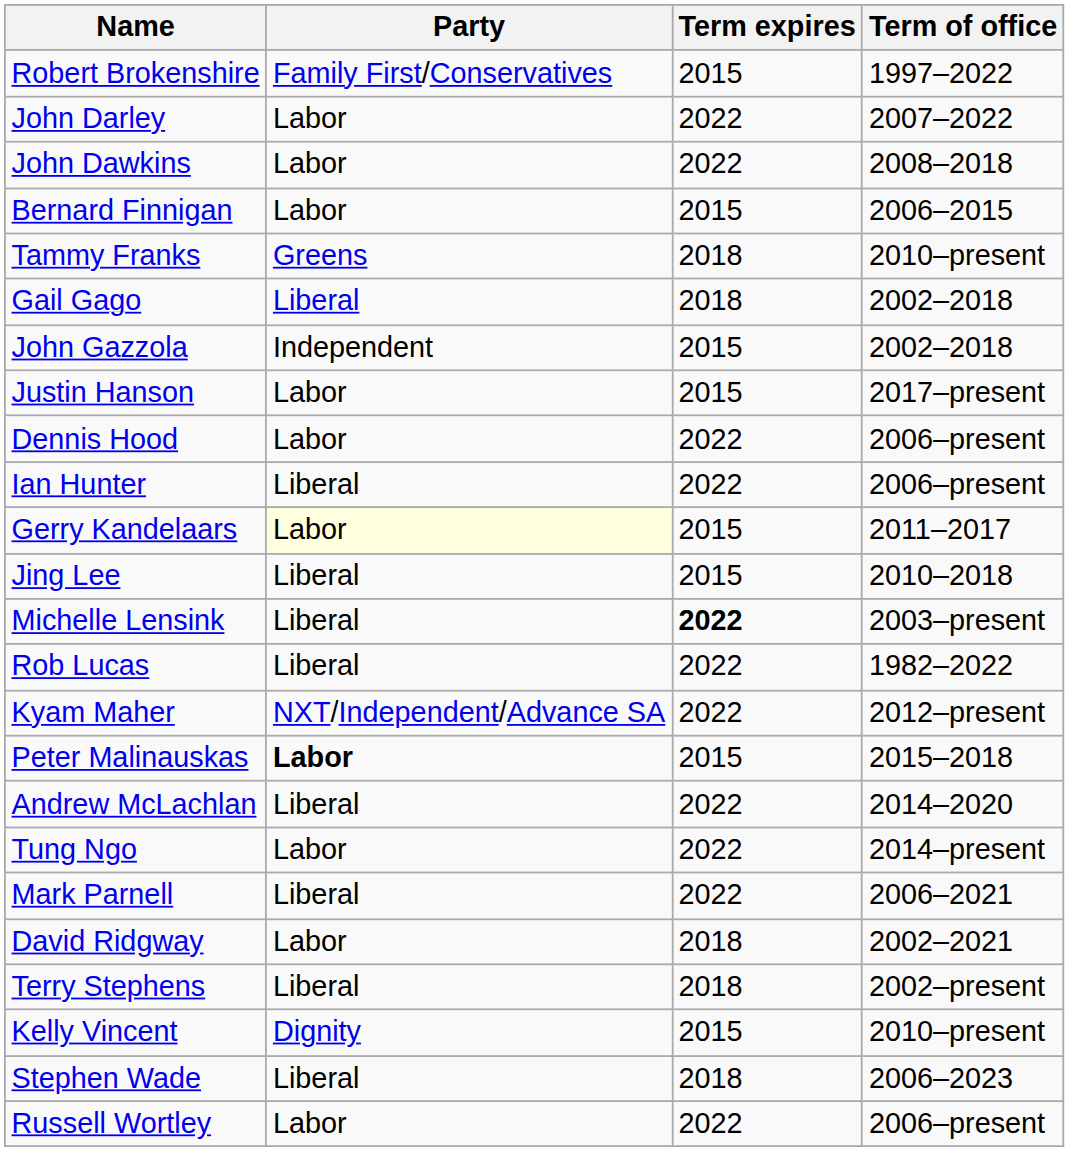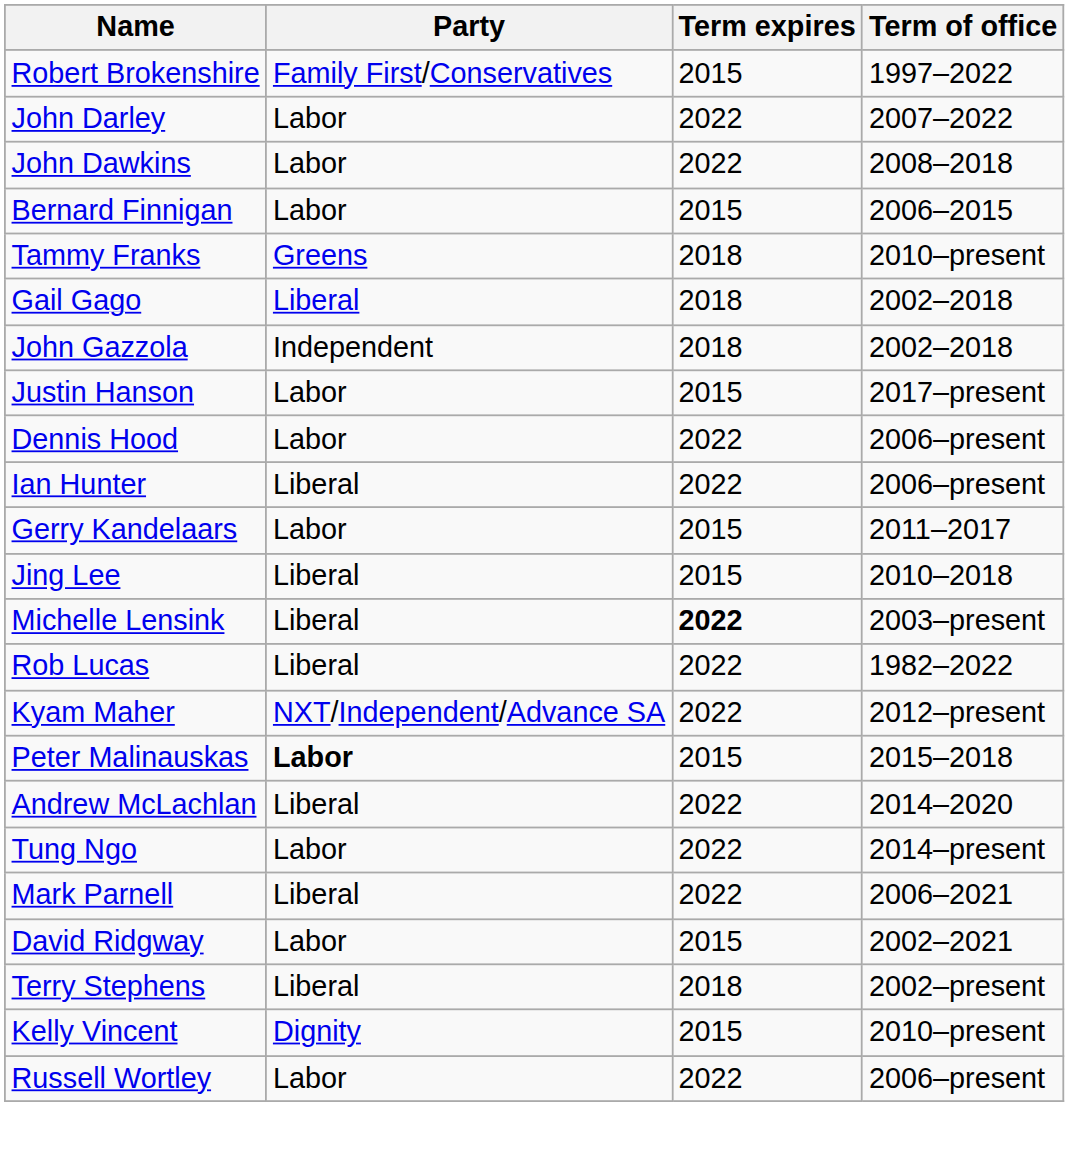(711, 347) 2015 -> (711, 347) 2018
(310, 529) lightyellow background -> (310, 529) no background
(711, 940) 2018 -> (711, 940) 2015
- row: (106, 1077)
